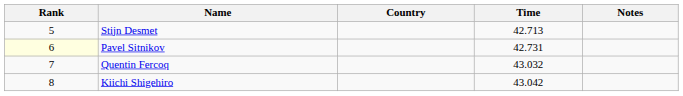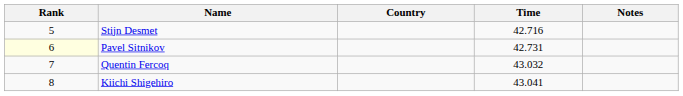(528, 30) 42.713 -> (528, 30) 42.716
(528, 82) 43.042 -> (528, 82) 43.041
